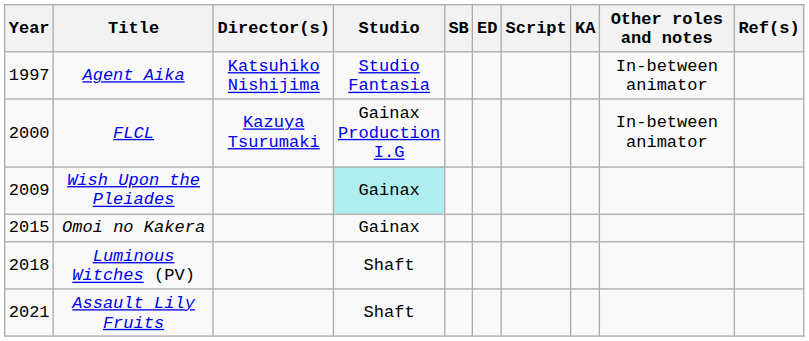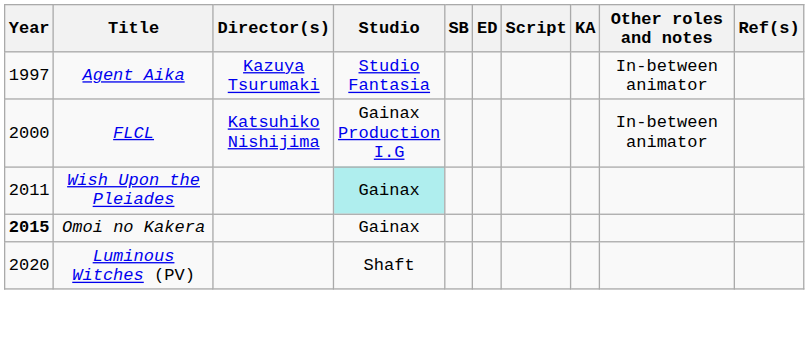(274, 76) Katsuhiko Nishijima -> (274, 76) Kazuya Tsurumaki
(274, 133) Kazuya Tsurumaki -> (274, 133) Katsuhiko Nishijima
(29, 190) 2009 -> (29, 190) 2011
(29, 228) normal -> (29, 228) bold
(29, 265) 2018 -> (29, 265) 2020
- row: (134, 313)
